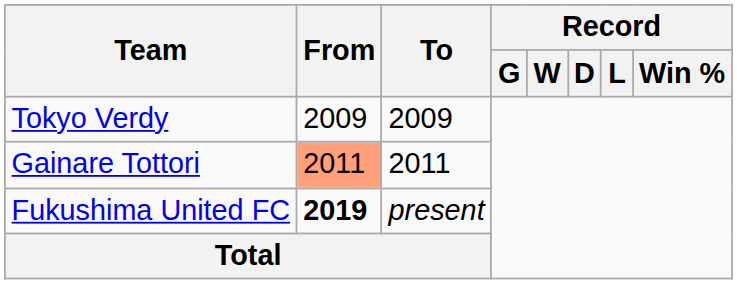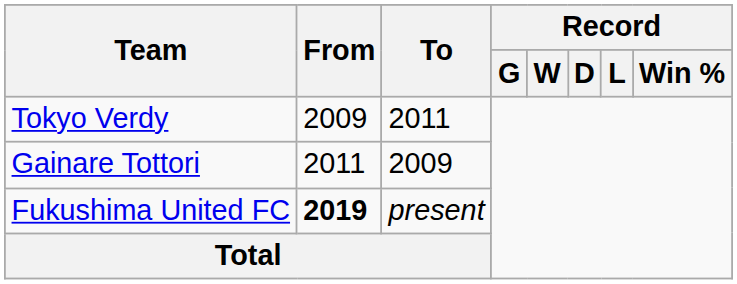(421, 118) 2009 -> (420, 118) 2011
(334, 164) lightsalmon background -> (334, 164) no background
(420, 164) 2011 -> (421, 164) 2009
